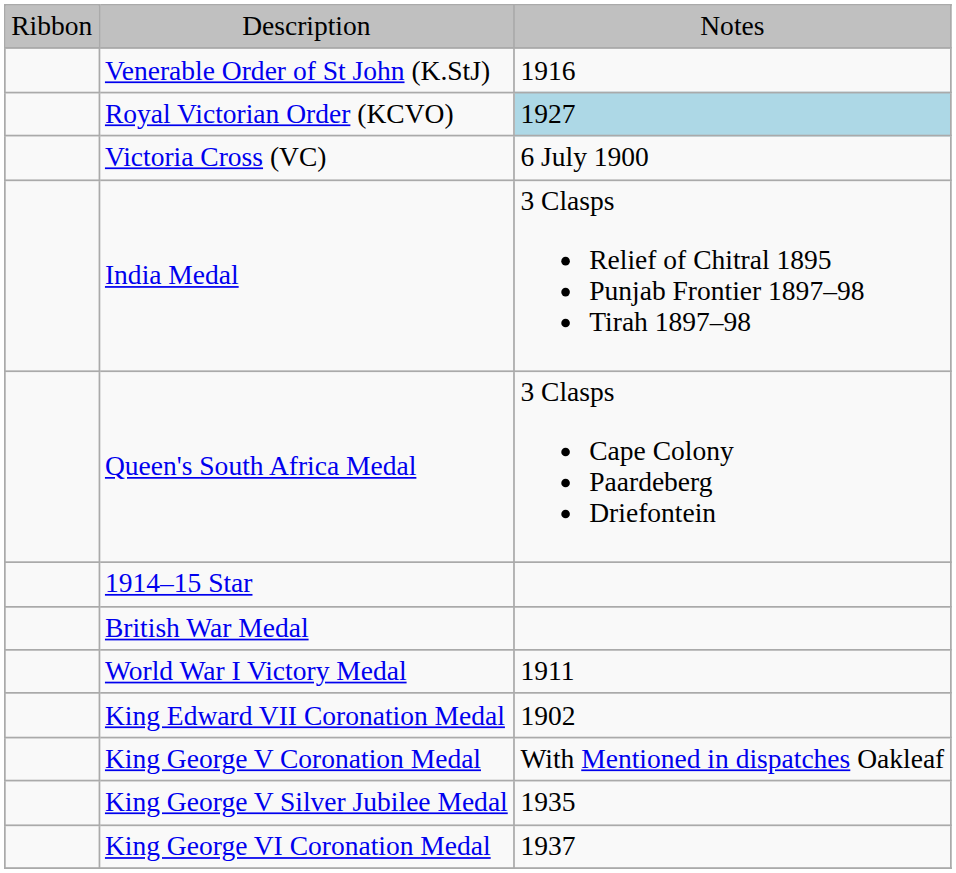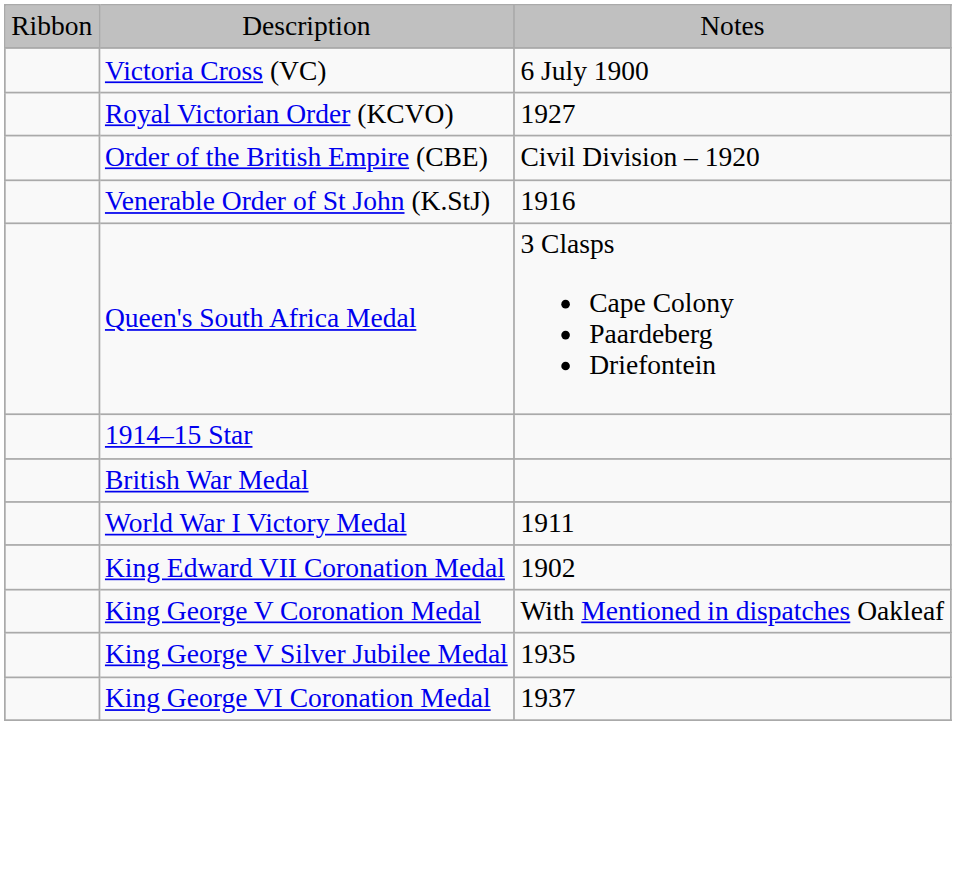rows swapped: (216, 157) <-> (298, 69)
(548, 113) lightblue background -> (548, 113) no background
+ row: (296, 157)
- row: (172, 274)
